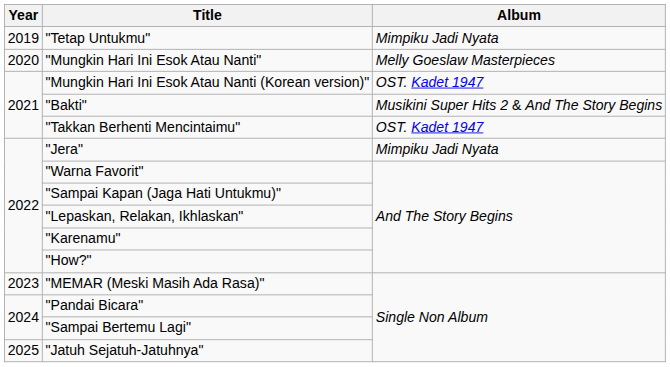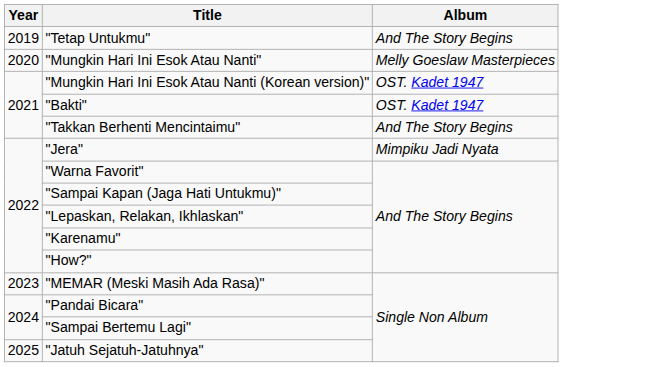(437, 37) Mimpiku Jadi Nyata -> (444, 37) And The Story Begins
(519, 104) Musikini Super Hits 2 & And The Story Begins -> (430, 104) OST. Kadet 1947
(430, 127) OST. Kadet 1947 -> (444, 127) And The Story Begins
